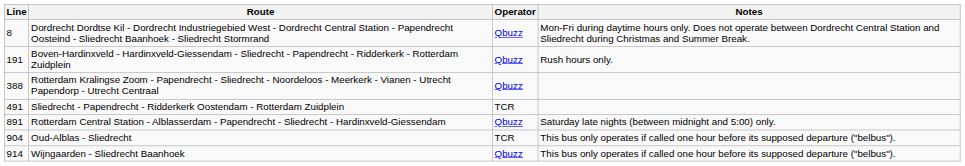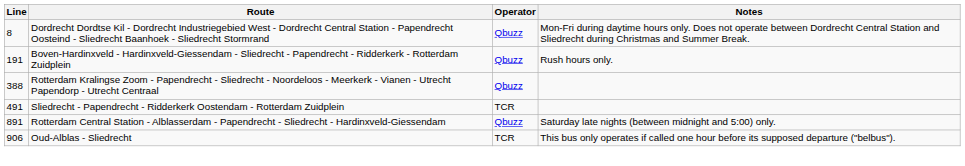(15, 138) 904 -> (15, 138) 906
- row: (108, 153)
